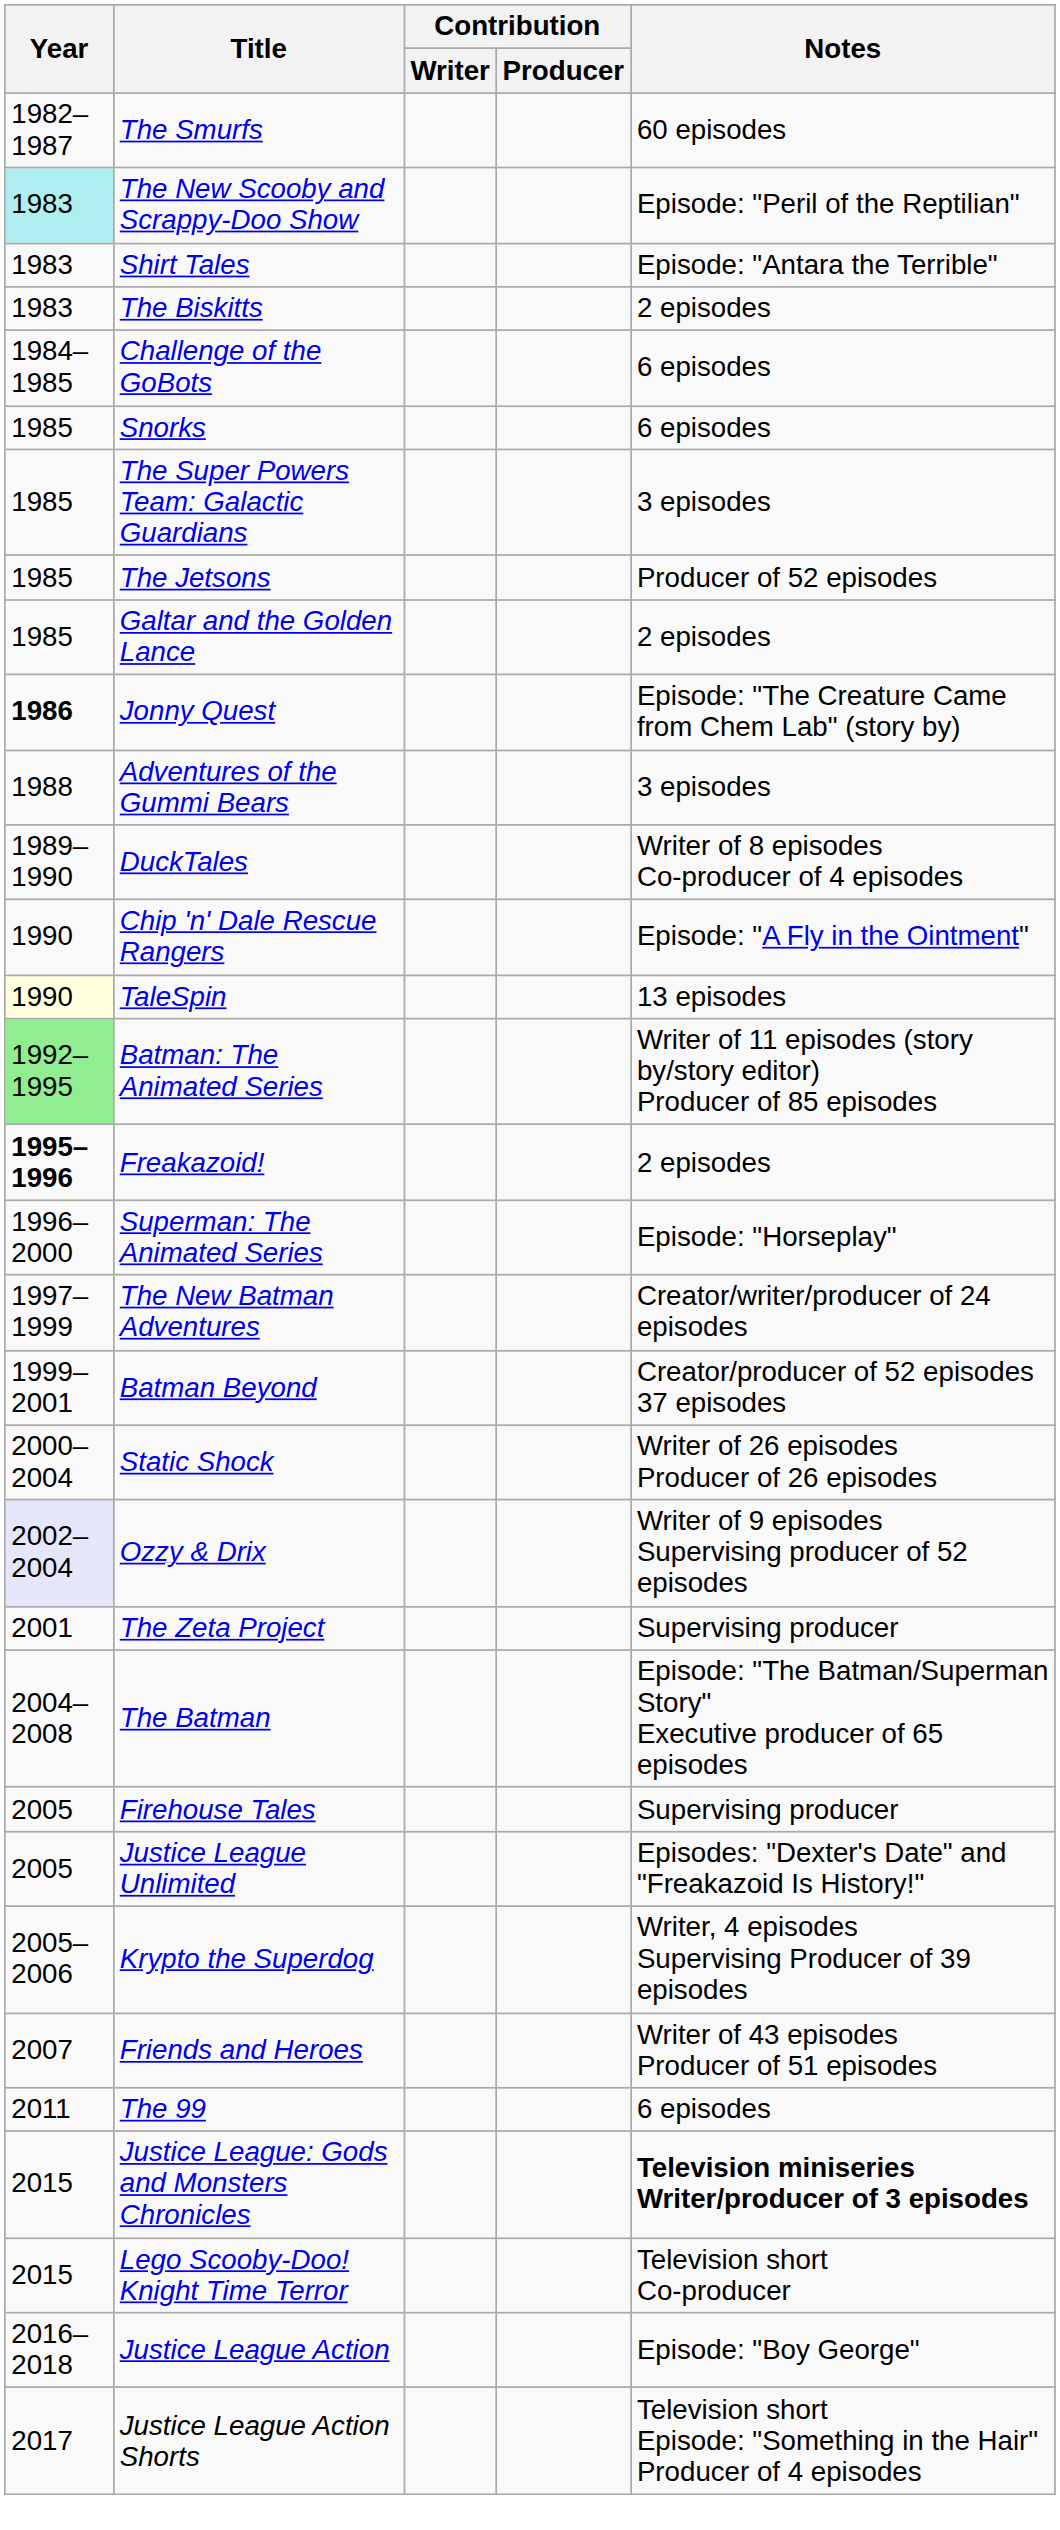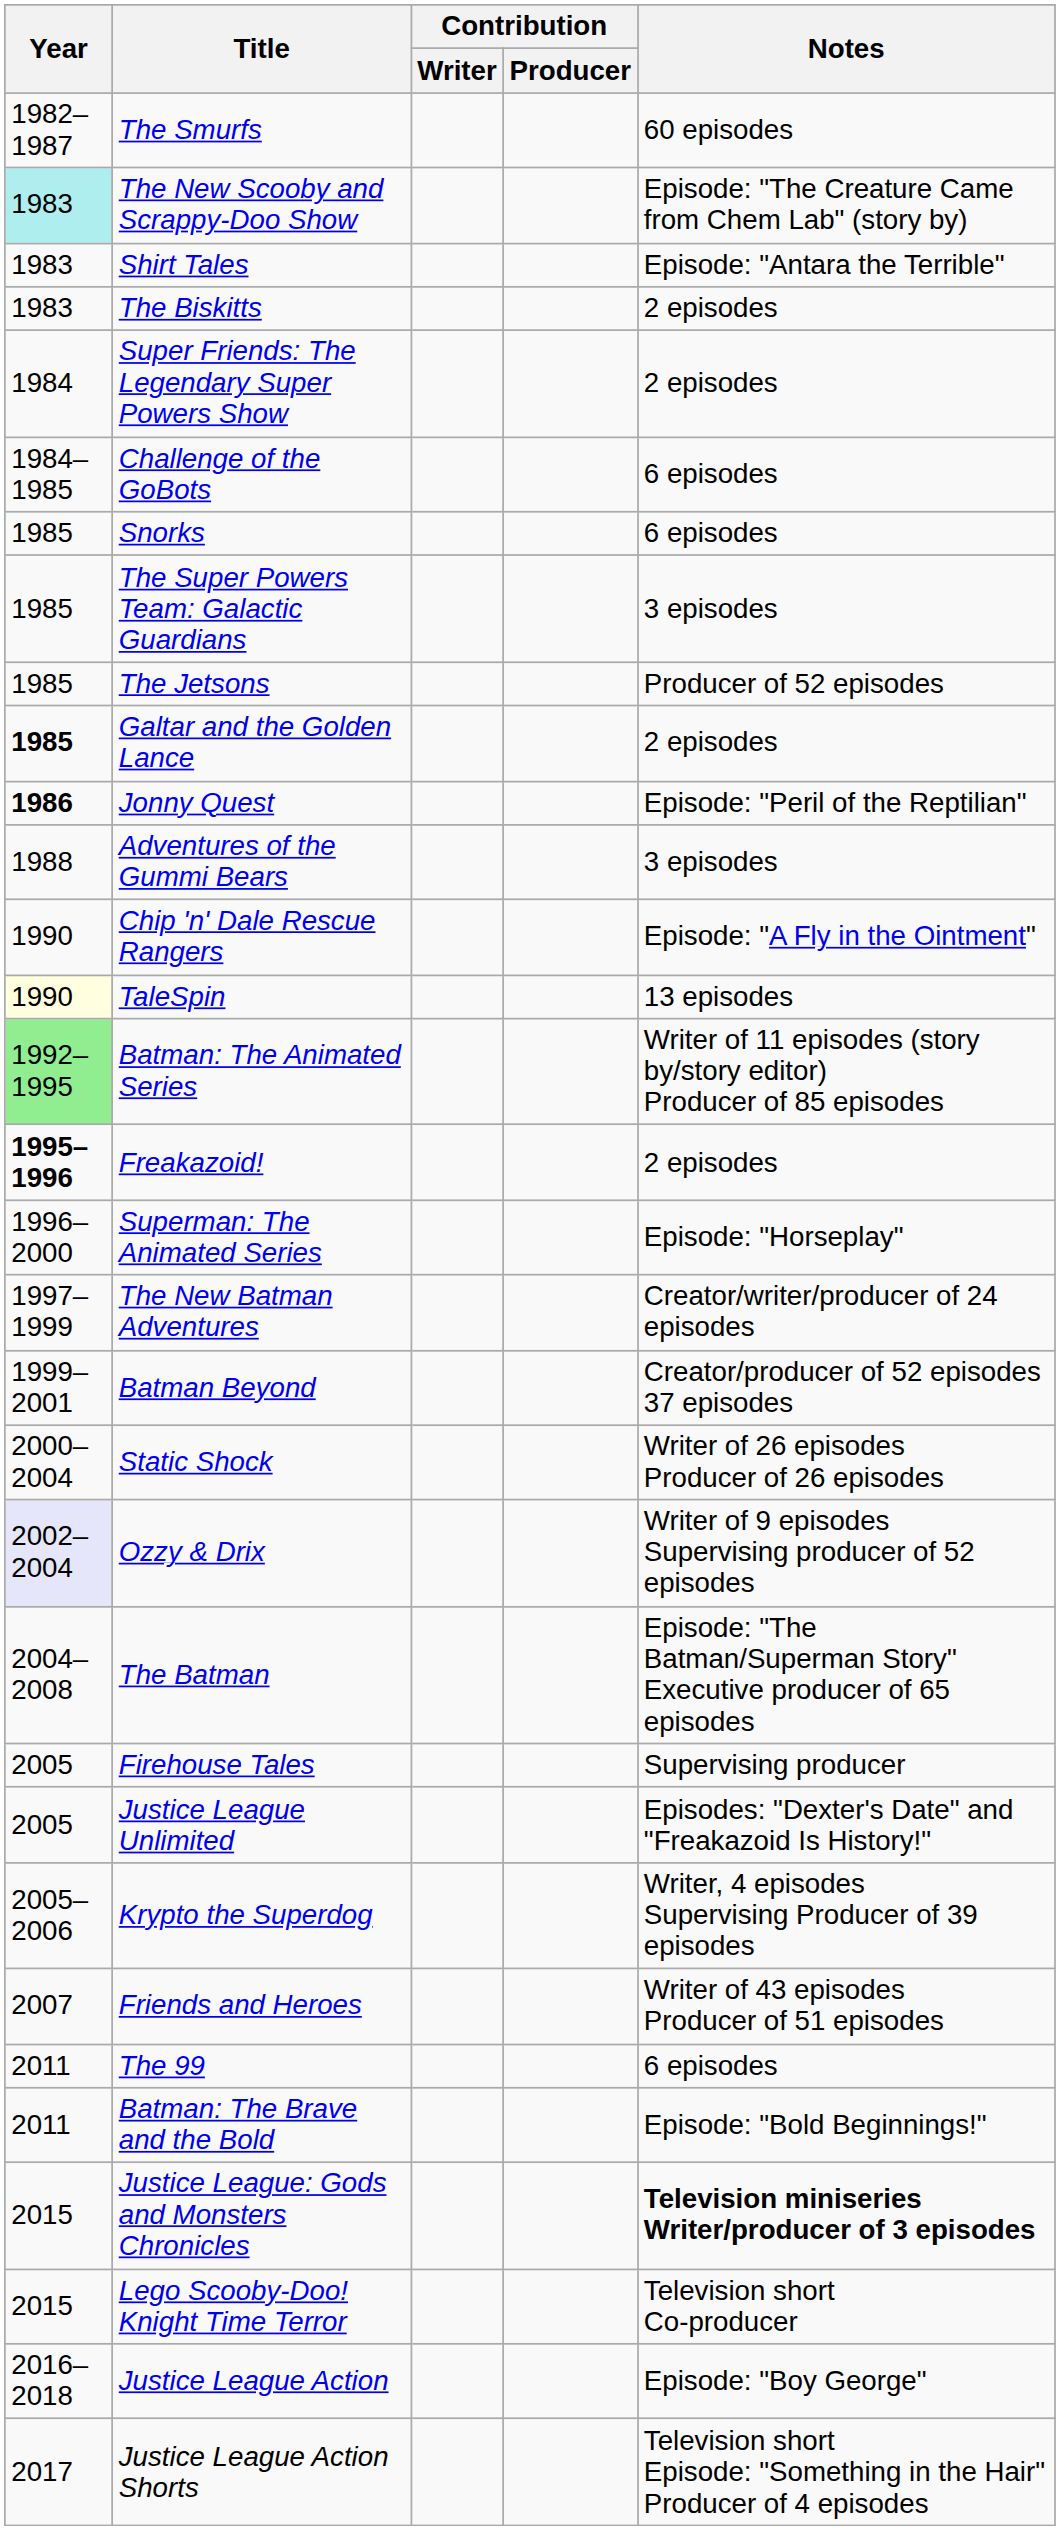(828, 204) Episode: "Peril of the Reptilian" -> (829, 204) Episode: "The Creature Came from Chem Lab" (story by)
+ row: (237, 383)
(42, 636) normal -> (42, 742) bold
(822, 711) Episode: "The Creature Came from Chem Lab" (story by) -> (835, 802) Episode: "Peril of the Reptilian"
- row: (184, 861)
- row: (222, 1627)
+ row: (238, 2124)
